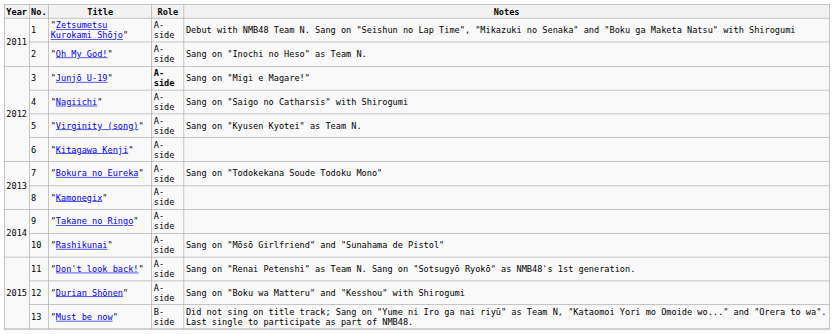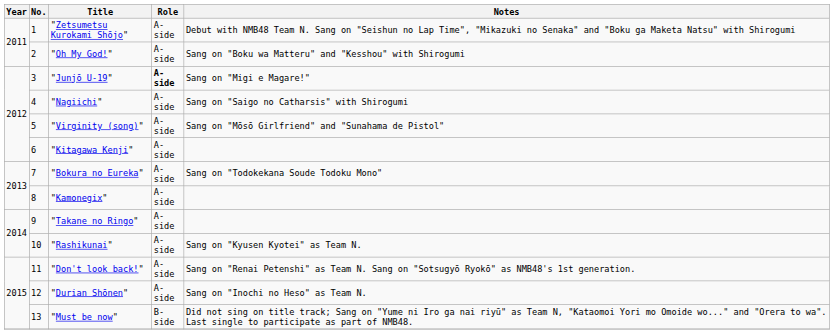(276, 54) Sang on "Inochi no Heso" as Team N. -> (325, 54) Sang on "Boku wa Matteru" and "Kesshou" with Shirogumi
(274, 126) Sang on "Kyusen Kyotei" as Team N. -> (315, 126) Sang on "Mōsō Girlfriend" and "Sunahama de Pistol"
(315, 245) Sang on "Mōsō Girlfriend" and "Sunahama de Pistol" -> (274, 245) Sang on "Kyusen Kyotei" as Team N.
(325, 293) Sang on "Boku wa Matteru" and "Kesshou" with Shirogumi -> (276, 293) Sang on "Inochi no Heso" as Team N.
